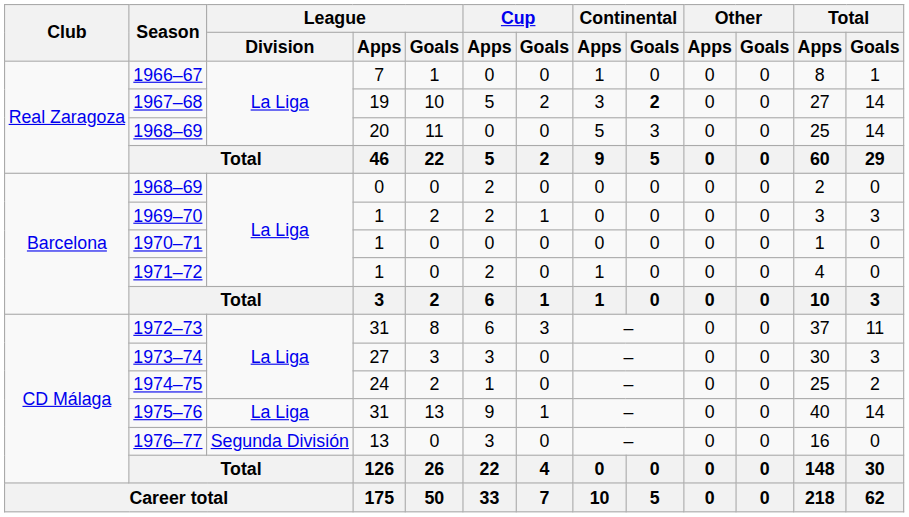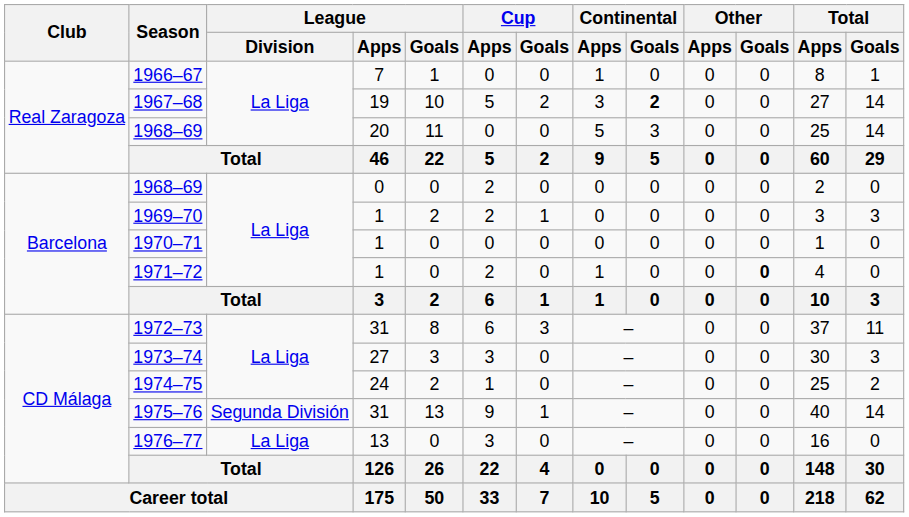(765, 272) normal -> (765, 272) bold
(280, 412) La Liga -> (280, 412) Segunda División
(280, 441) Segunda División -> (280, 441) La Liga
